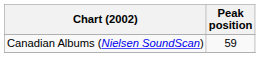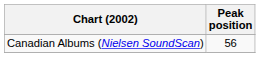(231, 43) 59 -> (231, 43) 56
